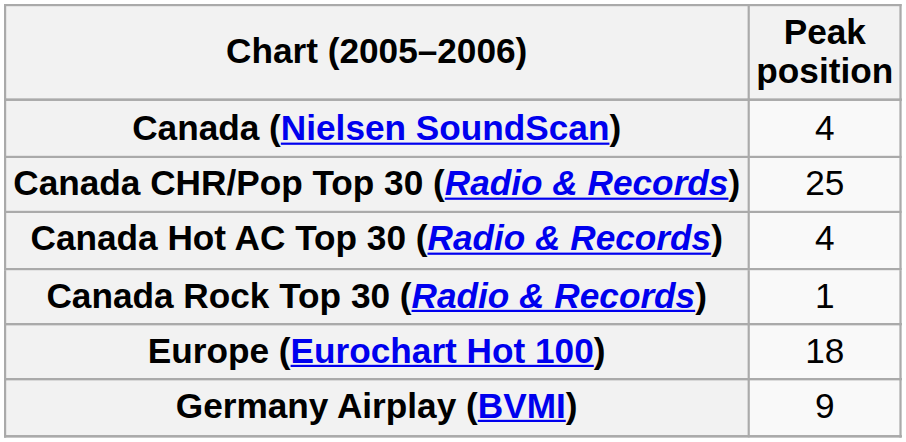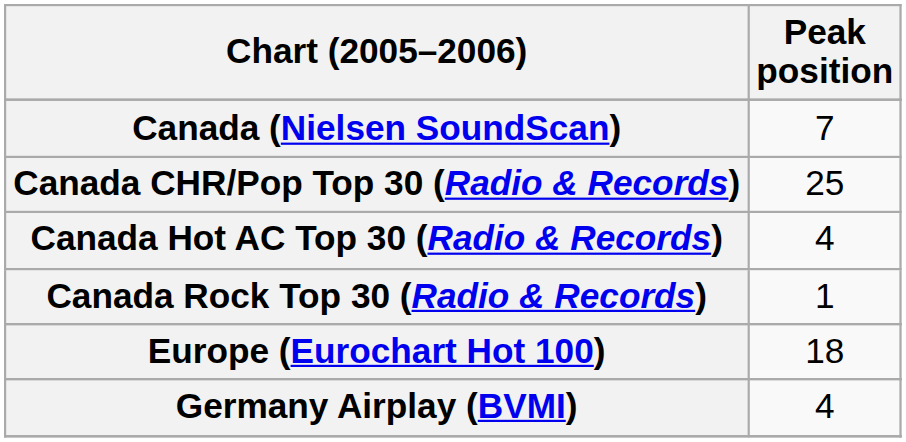(825, 127) 4 -> (825, 127) 7
(825, 406) 9 -> (825, 406) 4
